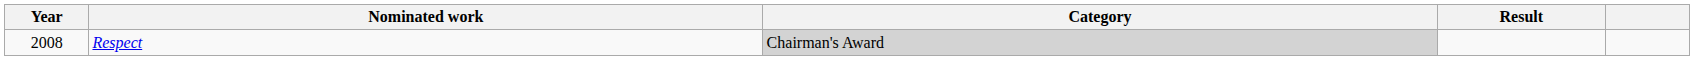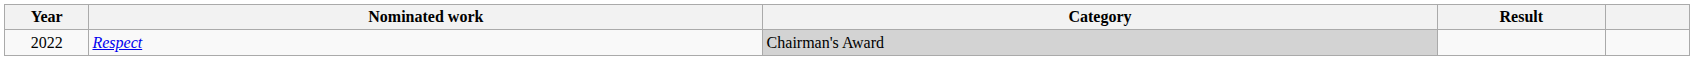(47, 42) 2008 -> (47, 42) 2022
